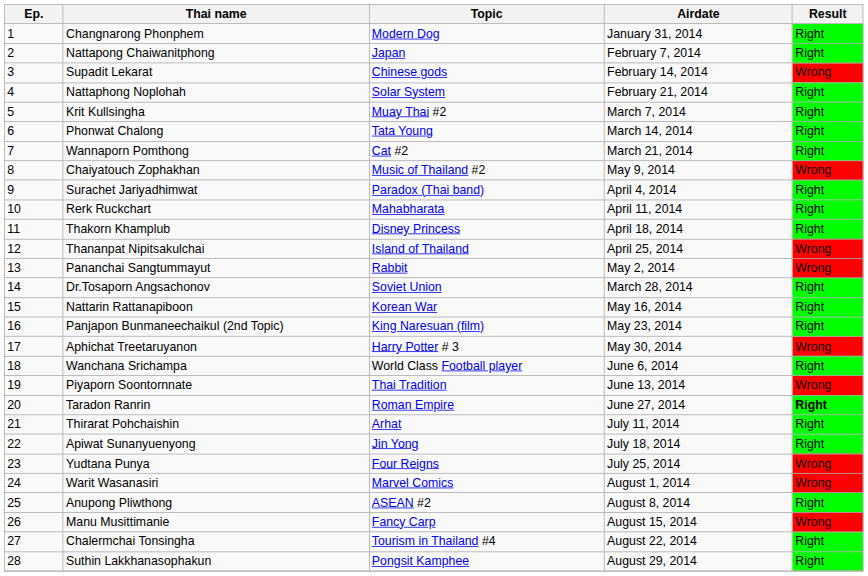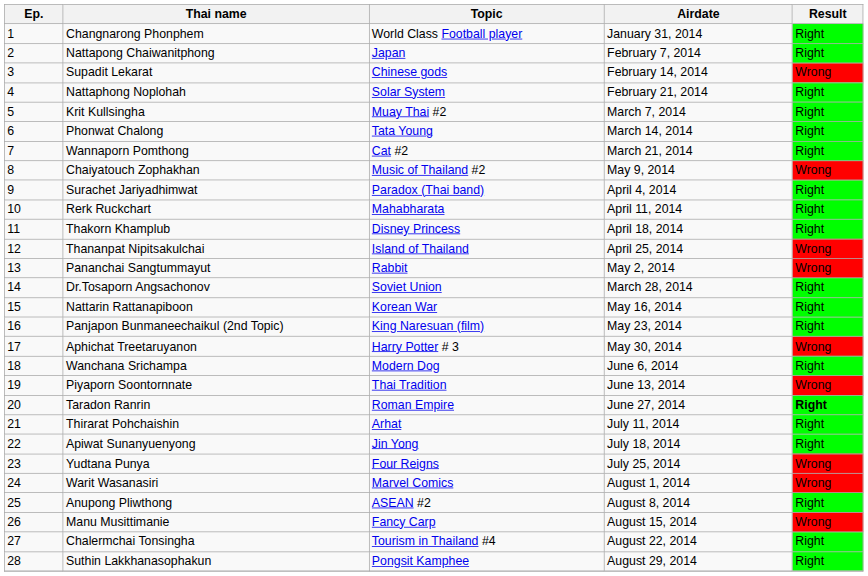(406, 33) Modern Dog -> (447, 33) World Class Football player
(447, 365) World Class Football player -> (406, 365) Modern Dog
